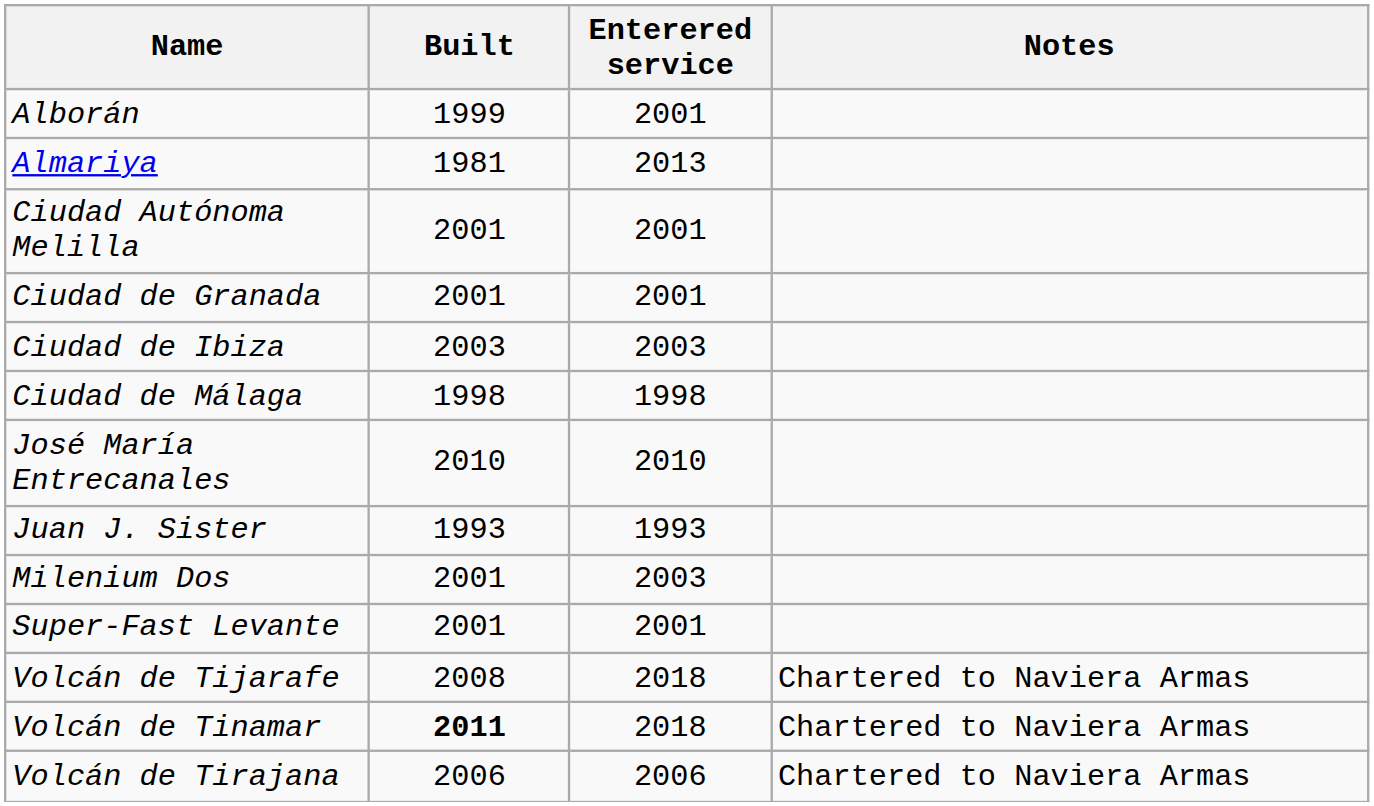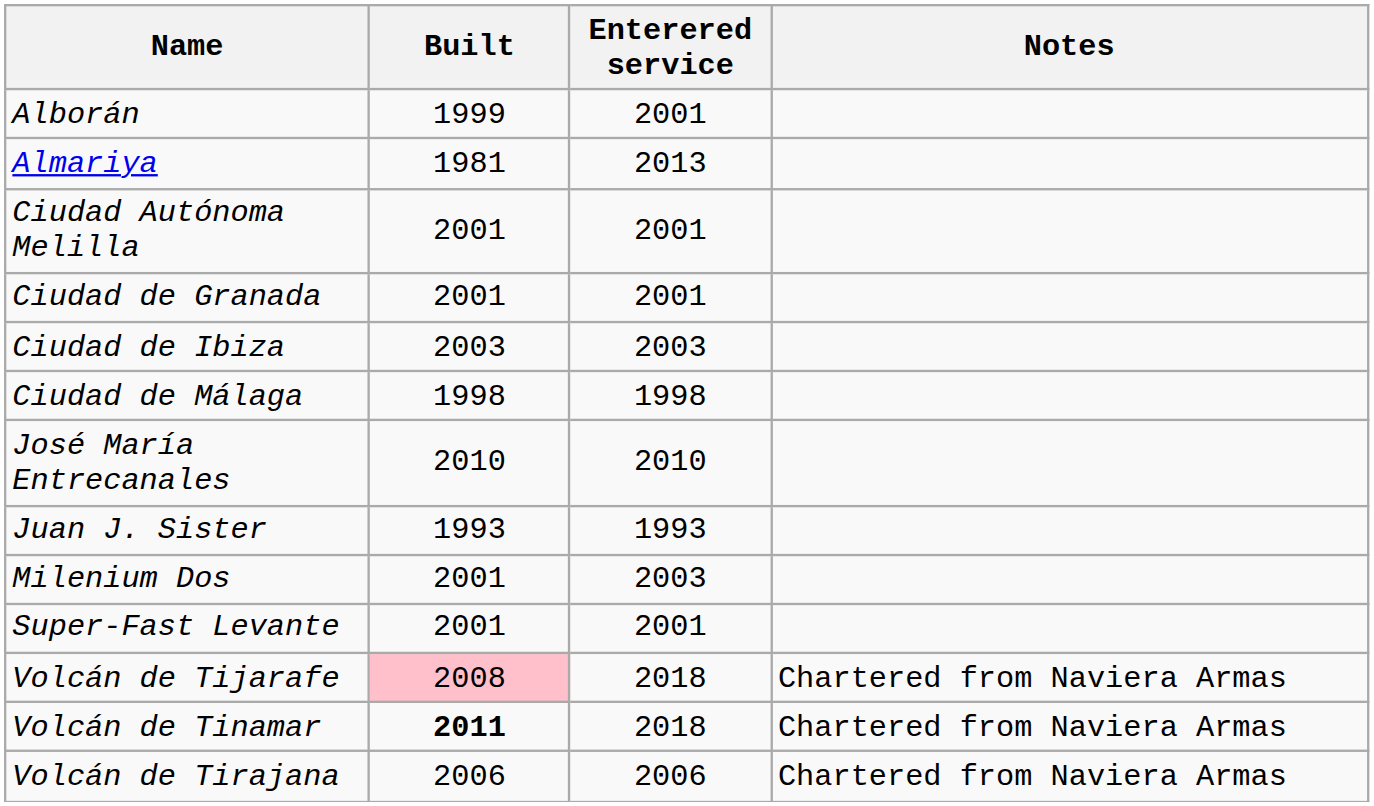(469, 678) no background -> (469, 678) pink background
(1014, 678) Chartered to Naviera Armas -> (1032, 678) Chartered from Naviera Armas
(1014, 727) Chartered to Naviera Armas -> (1032, 727) Chartered from Naviera Armas
(1014, 776) Chartered to Naviera Armas -> (1032, 776) Chartered from Naviera Armas
